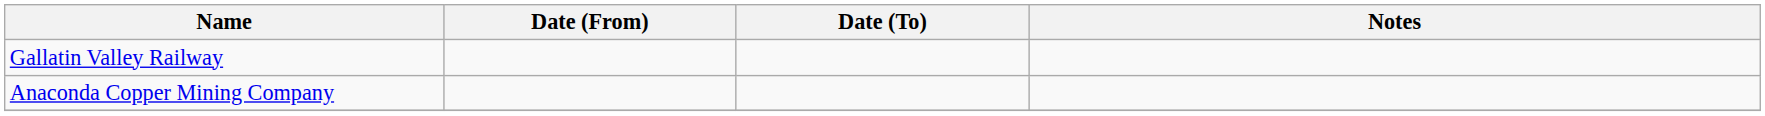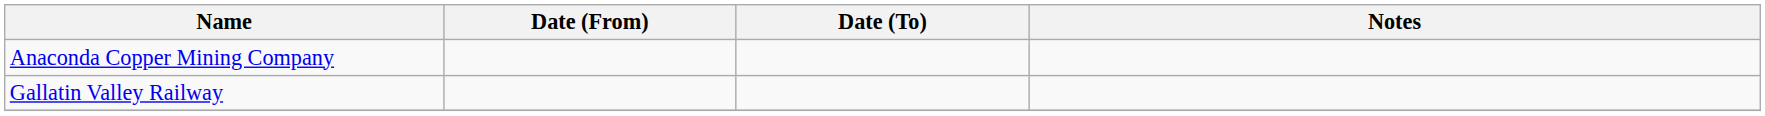rows swapped: (172, 92) <-> (116, 57)
